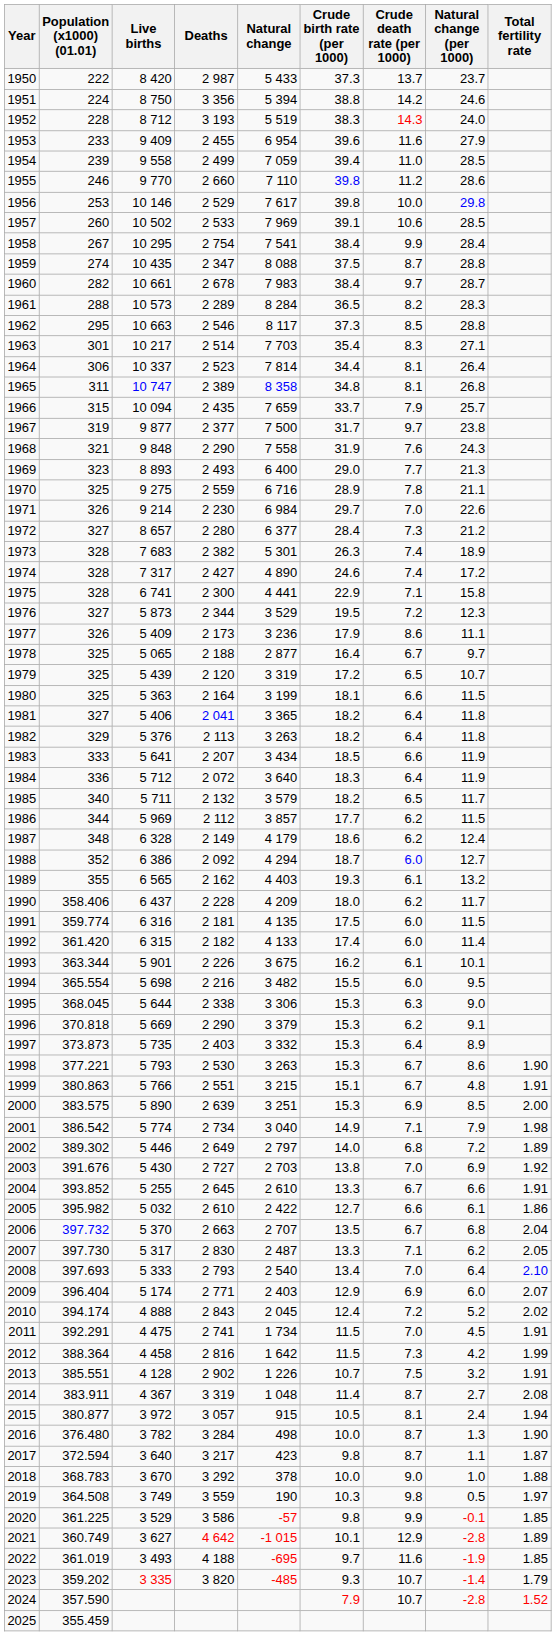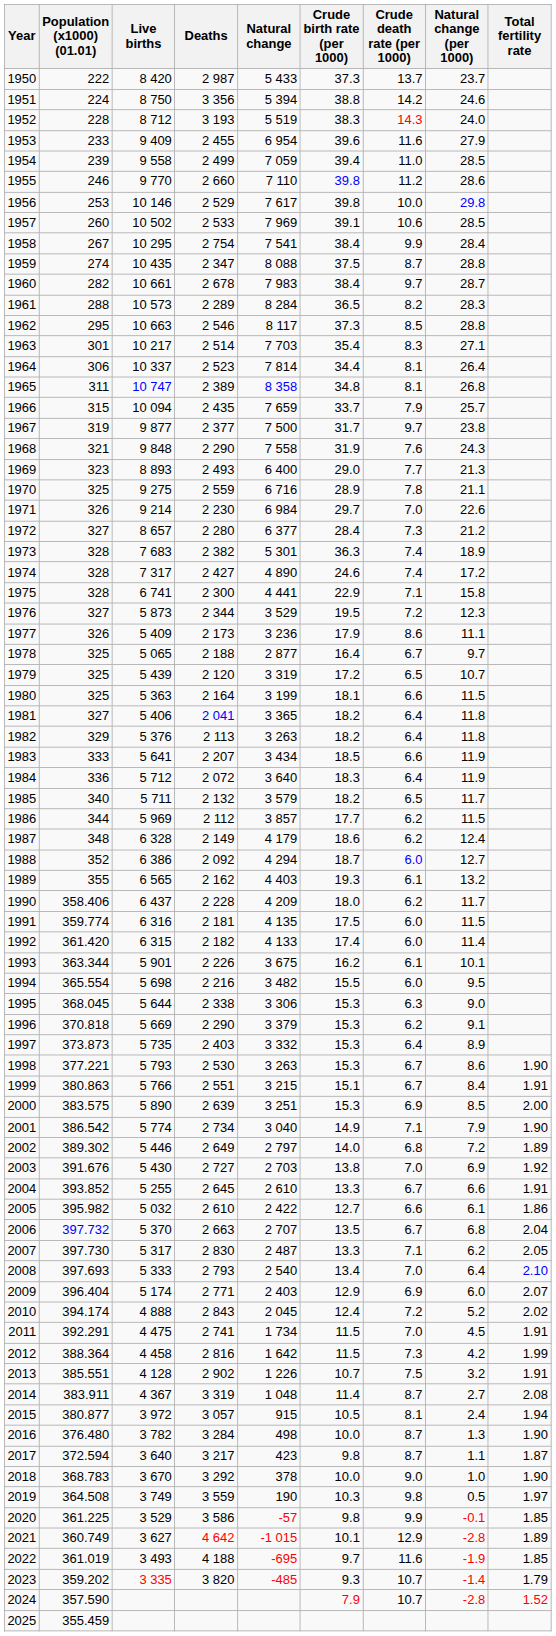(347, 551) 26.3 -> (347, 551) 36.3
(476, 1086) 4.8 -> (476, 1086) 8.4
(535, 1127) 1.98 -> (535, 1127) 1.90
(535, 1476) 1.88 -> (535, 1476) 1.90
